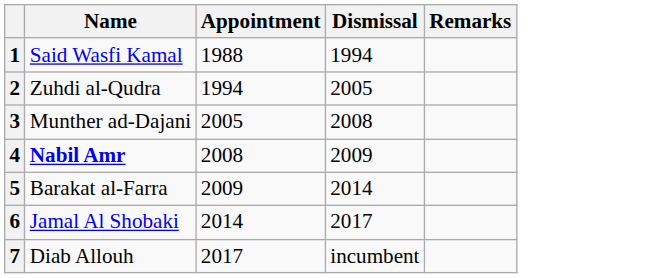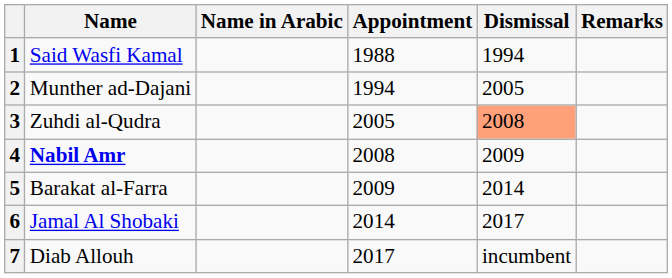+ column: (272, 21)
(95, 88) Zuhdi al-Qudra -> (110, 88) Munther ad-Dajani
(110, 121) Munther ad-Dajani -> (95, 121) Zuhdi al-Qudra
(351, 121) no background -> (503, 121) lightsalmon background
